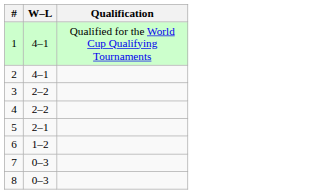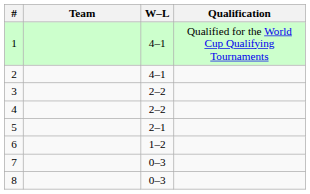+ column: (82, 13)
